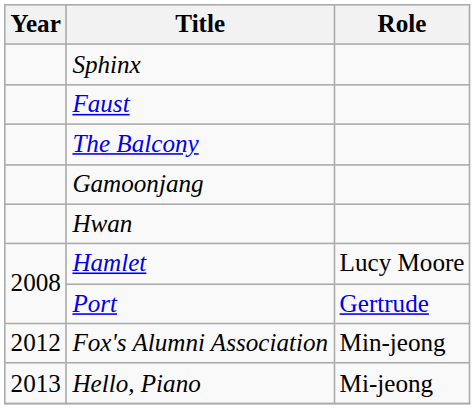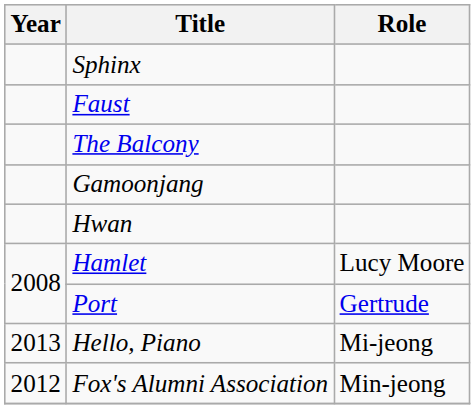rows swapped: (200, 343) <-> (137, 382)
